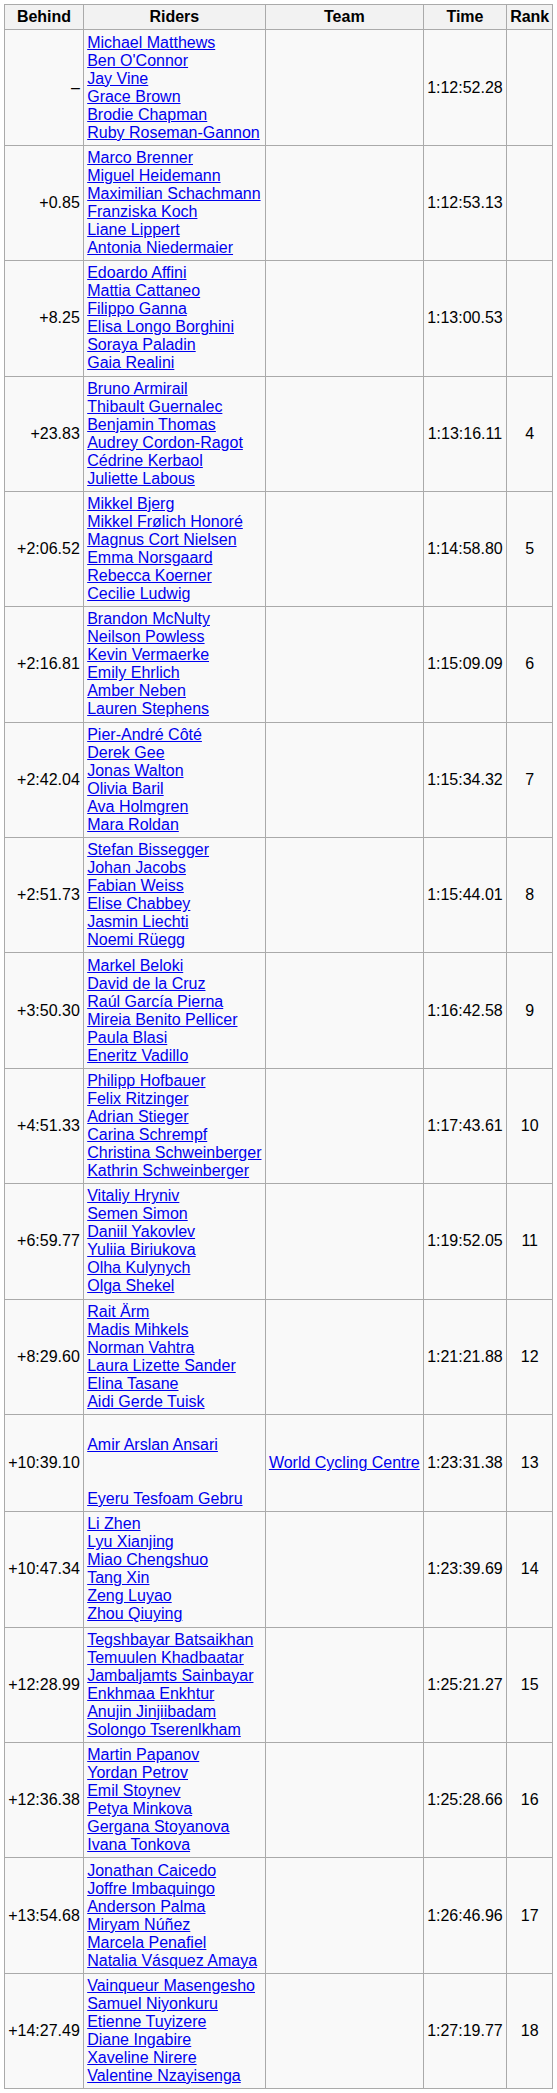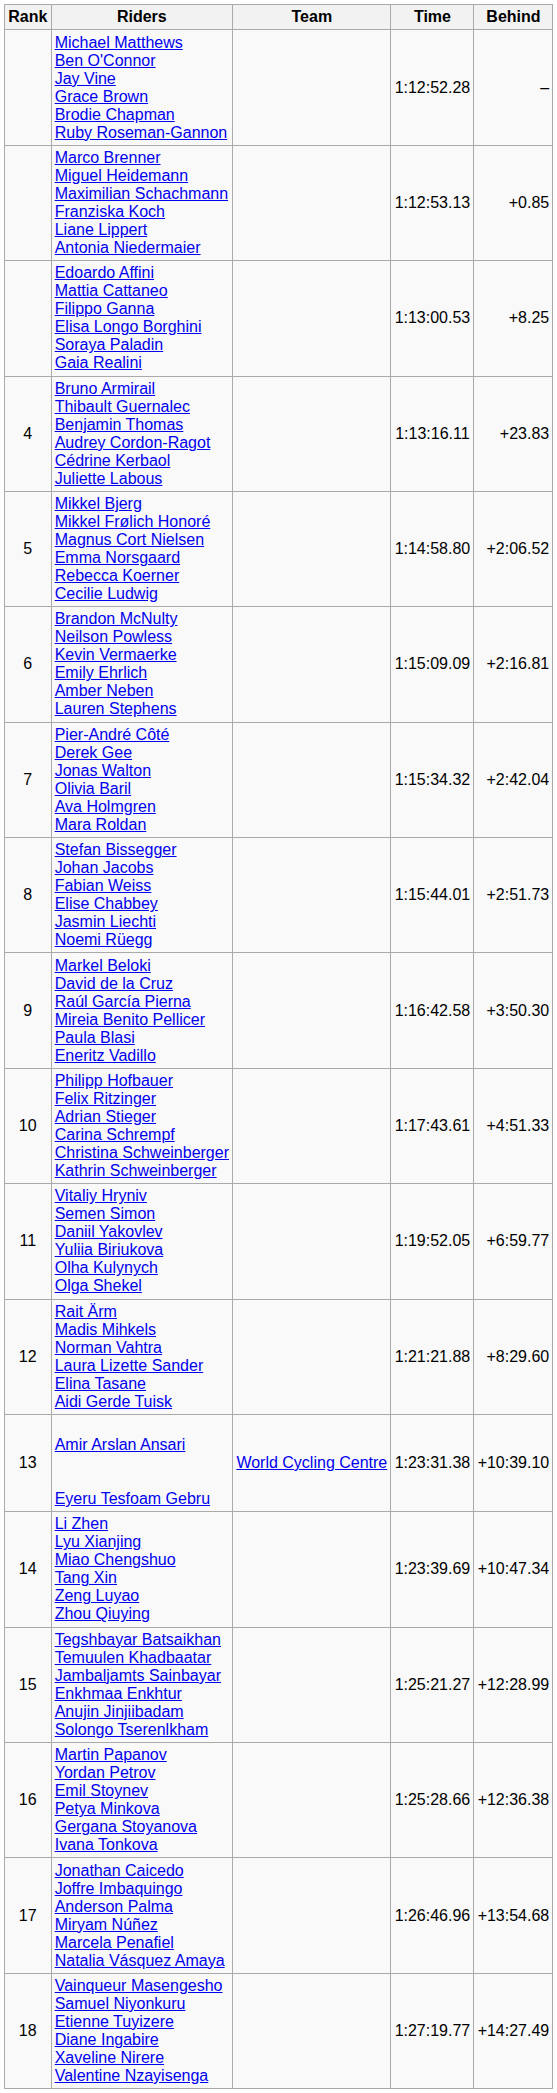columns swapped: (530, 17) <-> (44, 17)
